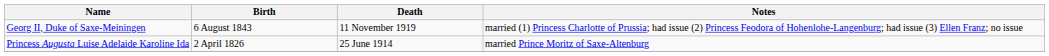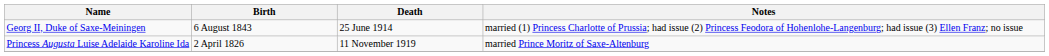(378, 28) 11 November 1919 -> (366, 28) 25 June 1914
(366, 43) 25 June 1914 -> (378, 43) 11 November 1919
